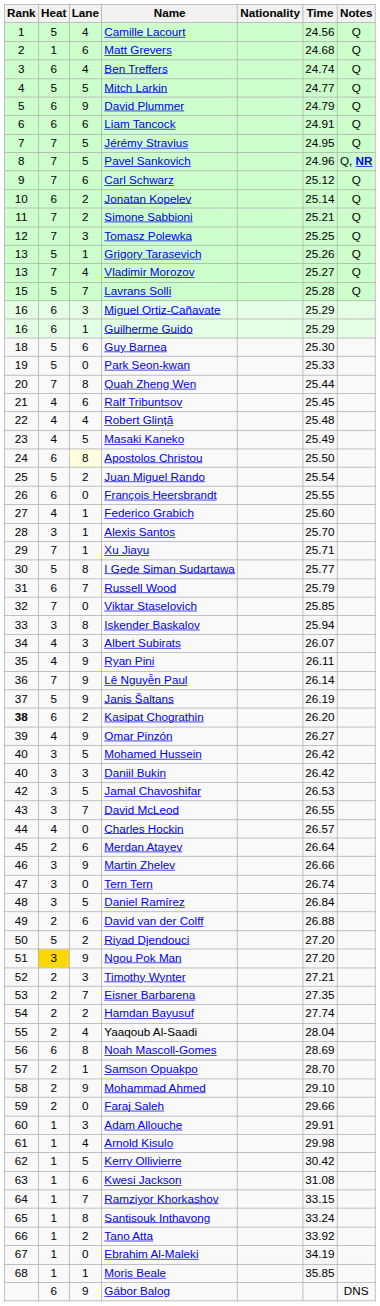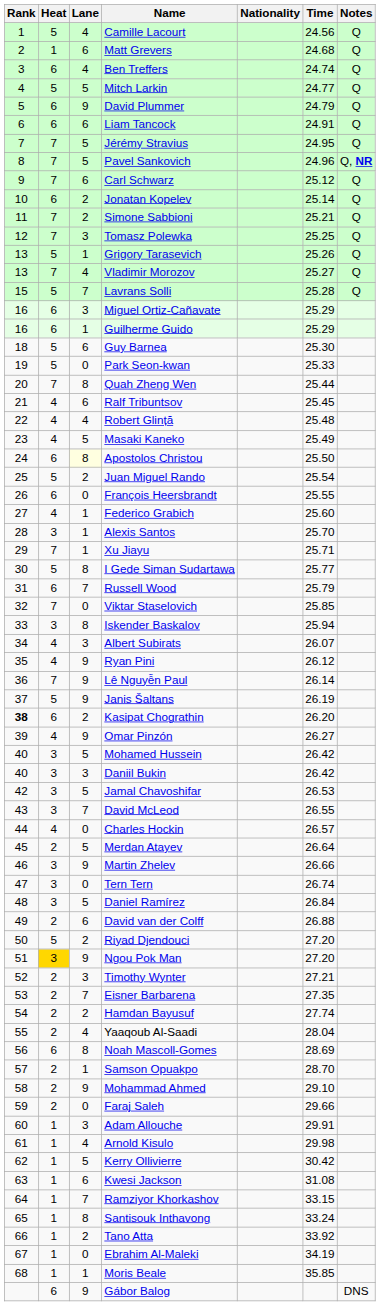(320, 662) 26.11 -> (320, 662) 26.12
(85, 847) 6 -> (85, 847) 5
